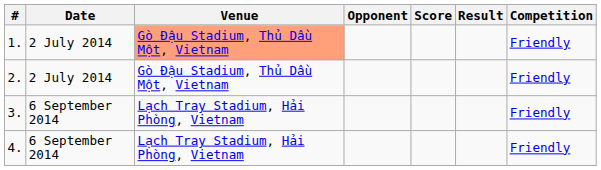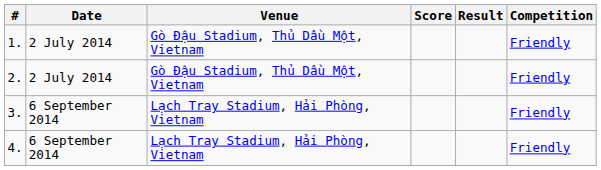- column: (378, 15)
(225, 43) lightsalmon background -> (257, 43) no background
